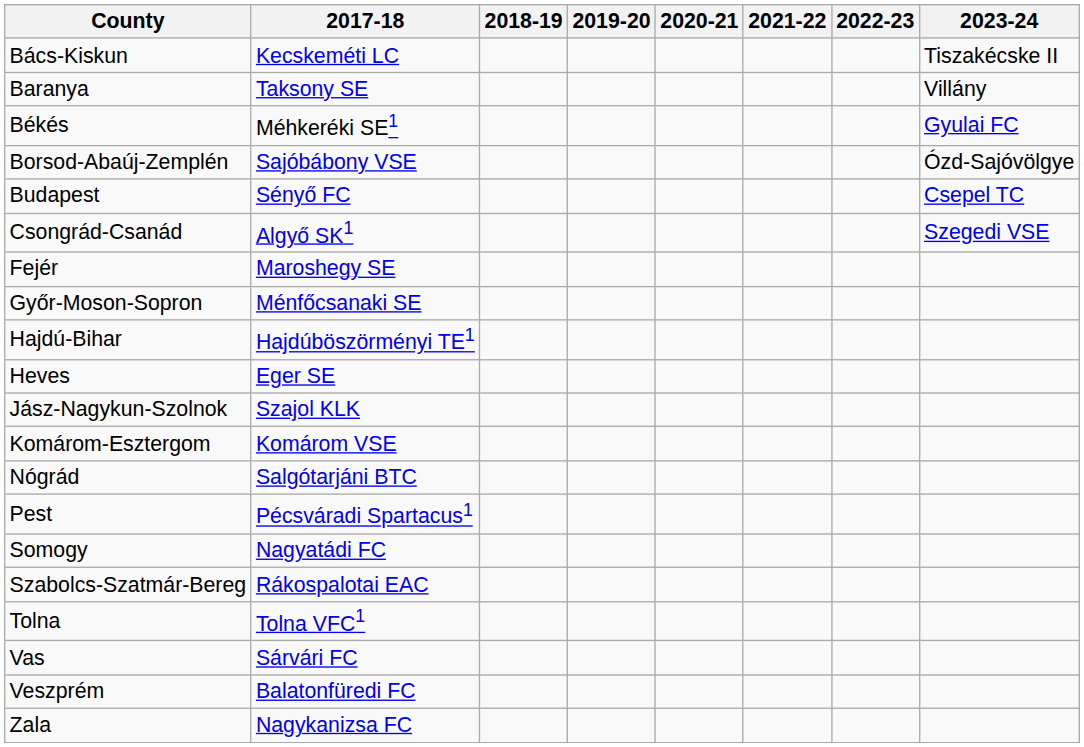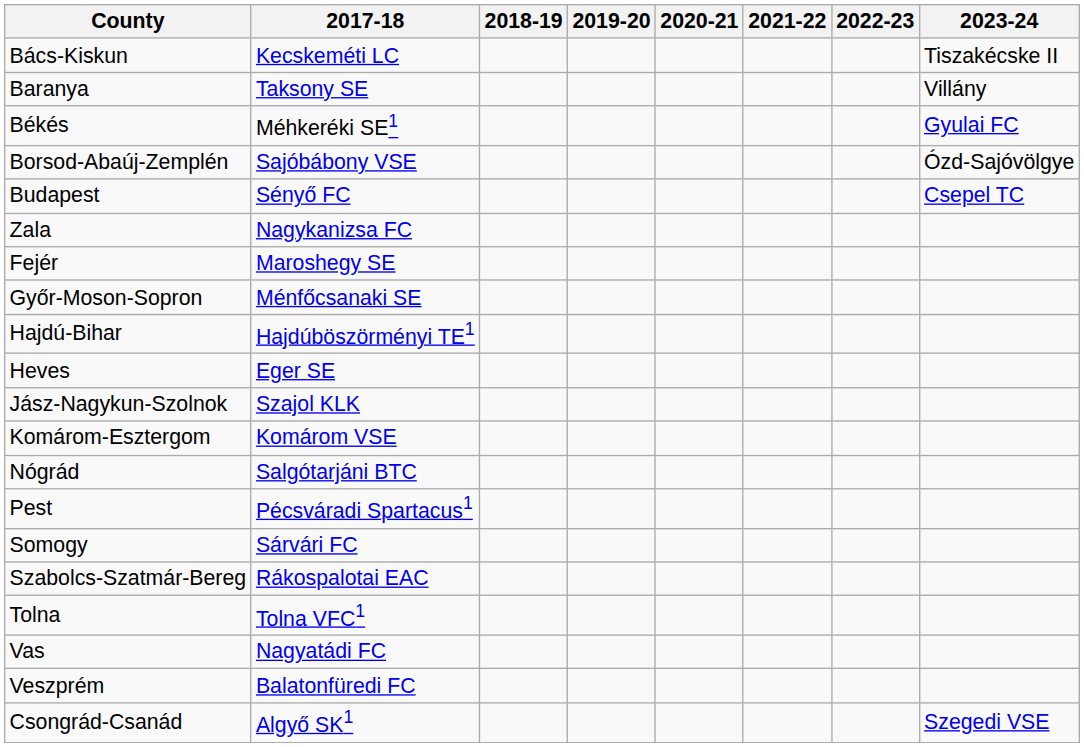rows swapped: (96, 232) <-> (30, 725)
(321, 550) Nagyatádi FC -> (307, 544) Sárvári FC
(307, 657) Sárvári FC -> (321, 651) Nagyatádi FC
